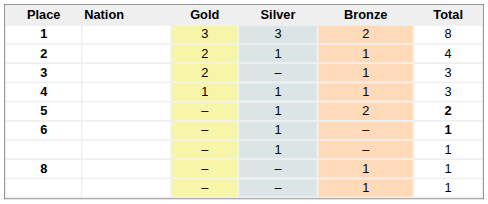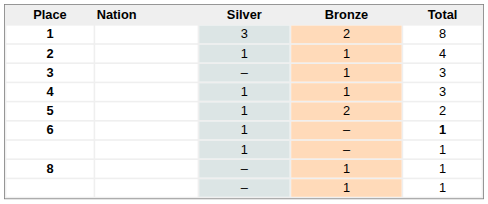- column: (205, 15)
(448, 111) bold -> (443, 111) normal
